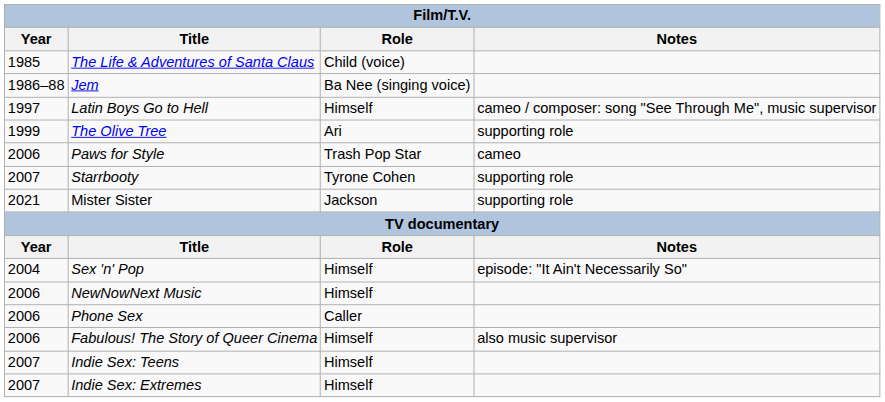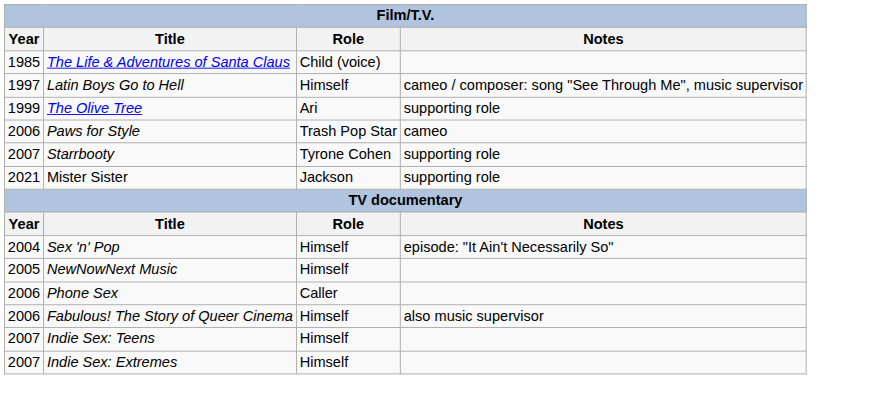- row: (85, 85)
(24, 293) 2006 -> (24, 270) 2005
